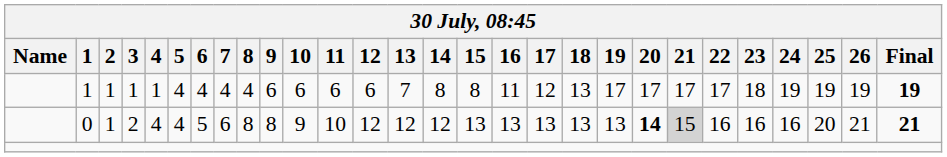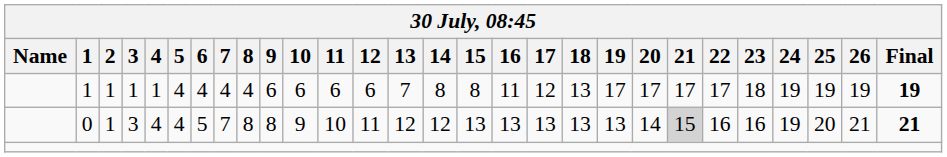(133, 124) 2 -> (133, 124) 3
(225, 124) 6 -> (225, 124) 7
(370, 124) 12 -> (370, 124) 11
(650, 124) bold -> (650, 124) normal
(790, 124) 16 -> (790, 124) 19
